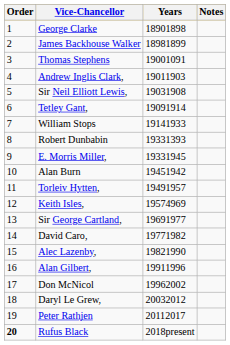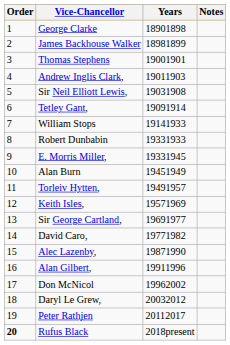(166, 60) 19001091 -> (166, 60) 19001901
(166, 140) 19331393 -> (166, 140) 19331933
(166, 172) 19451942 -> (166, 172) 19451949
(166, 204) 19574969 -> (166, 204) 19571969
(166, 252) 19821990 -> (166, 252) 19871990
